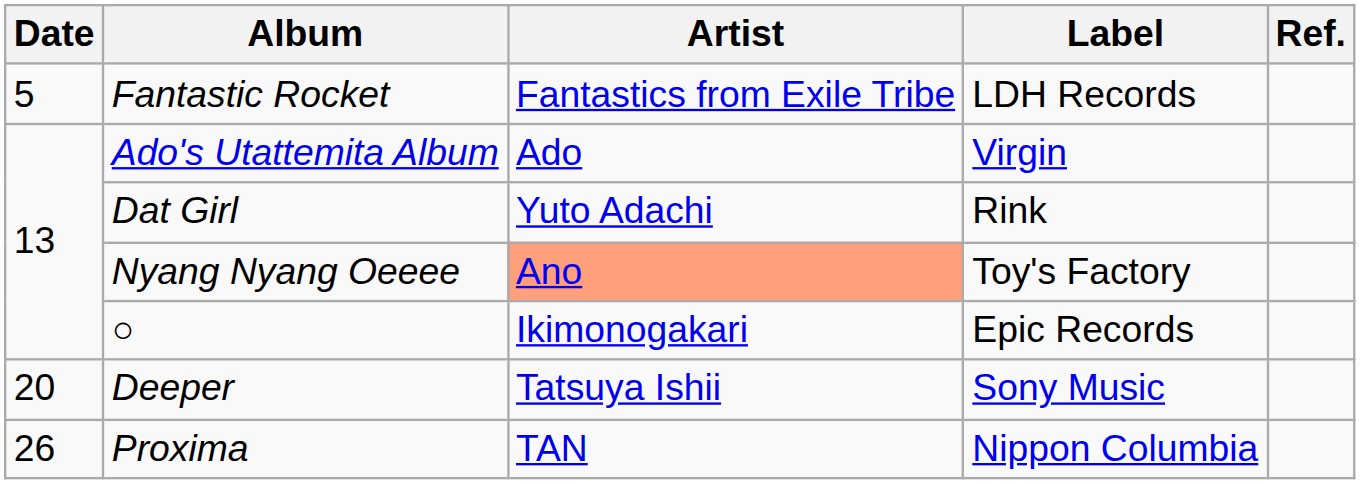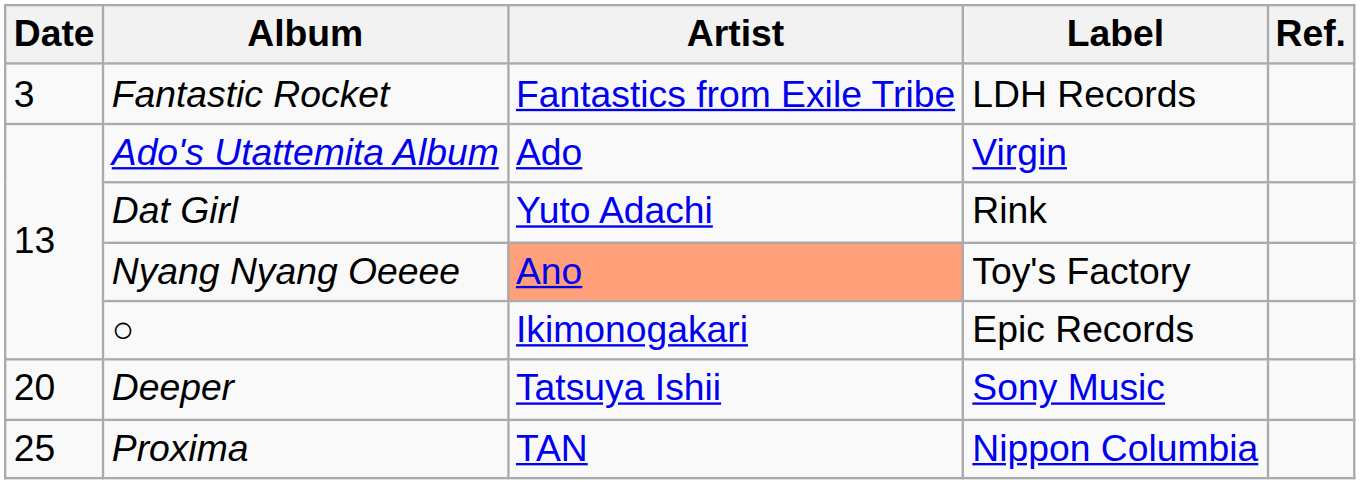(24, 93) 5 -> (24, 93) 3
(34, 447) 26 -> (34, 447) 25
